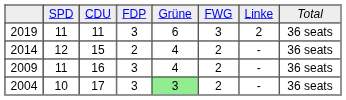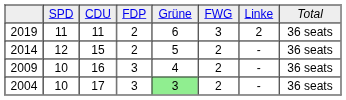(134, 31) 3 -> (134, 31) 2
(175, 49) 4 -> (175, 49) 5
(61, 67) 11 -> (61, 67) 10
